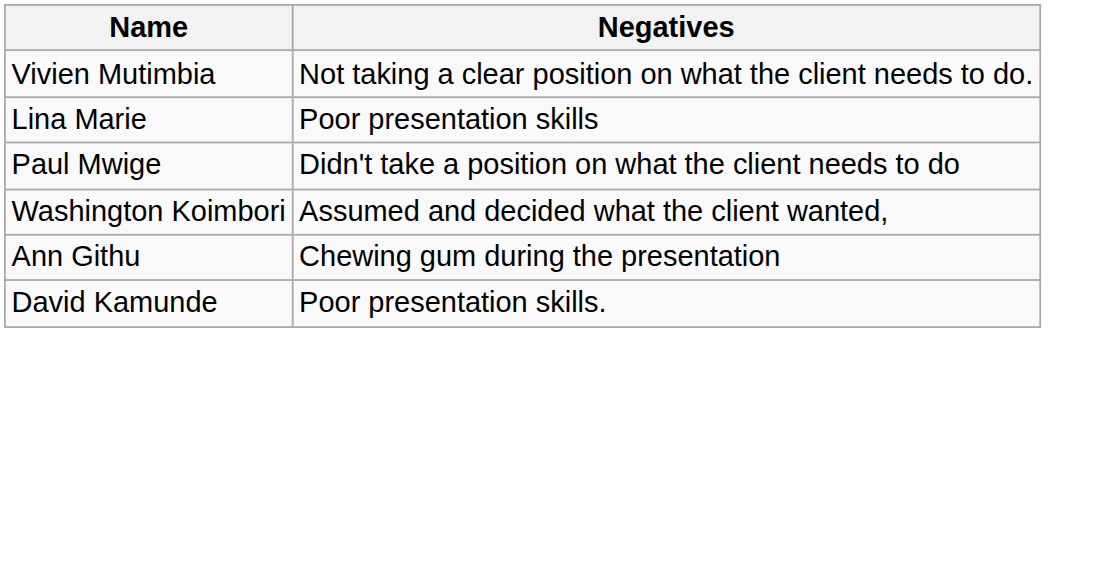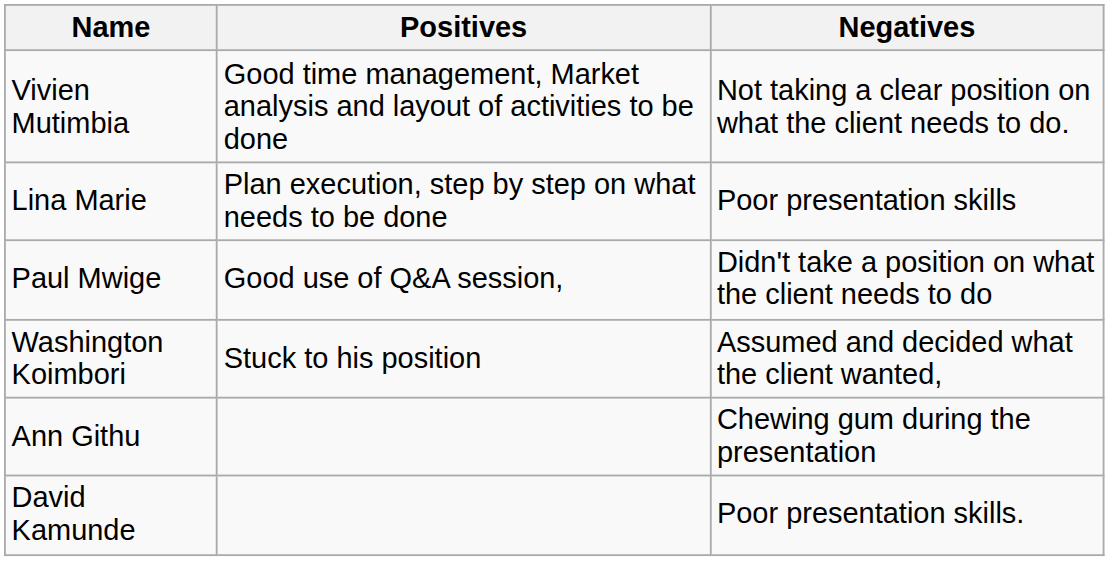+ column: (464, 27)
